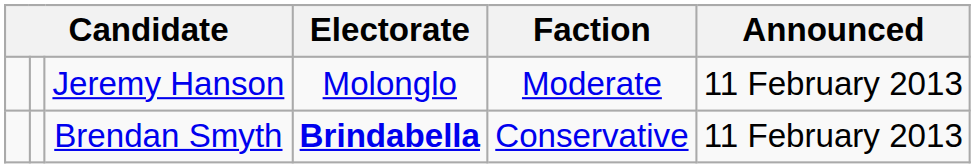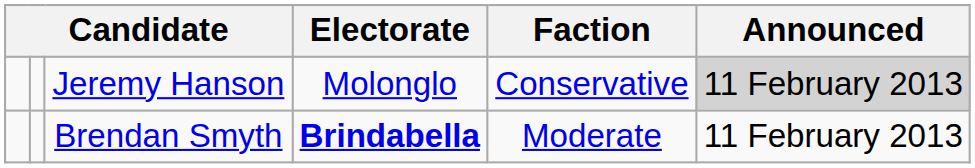(592, 83) Moderate -> (592, 83) Conservative
(833, 83) no background -> (833, 83) lightgrey background
(592, 135) Conservative -> (592, 135) Moderate
